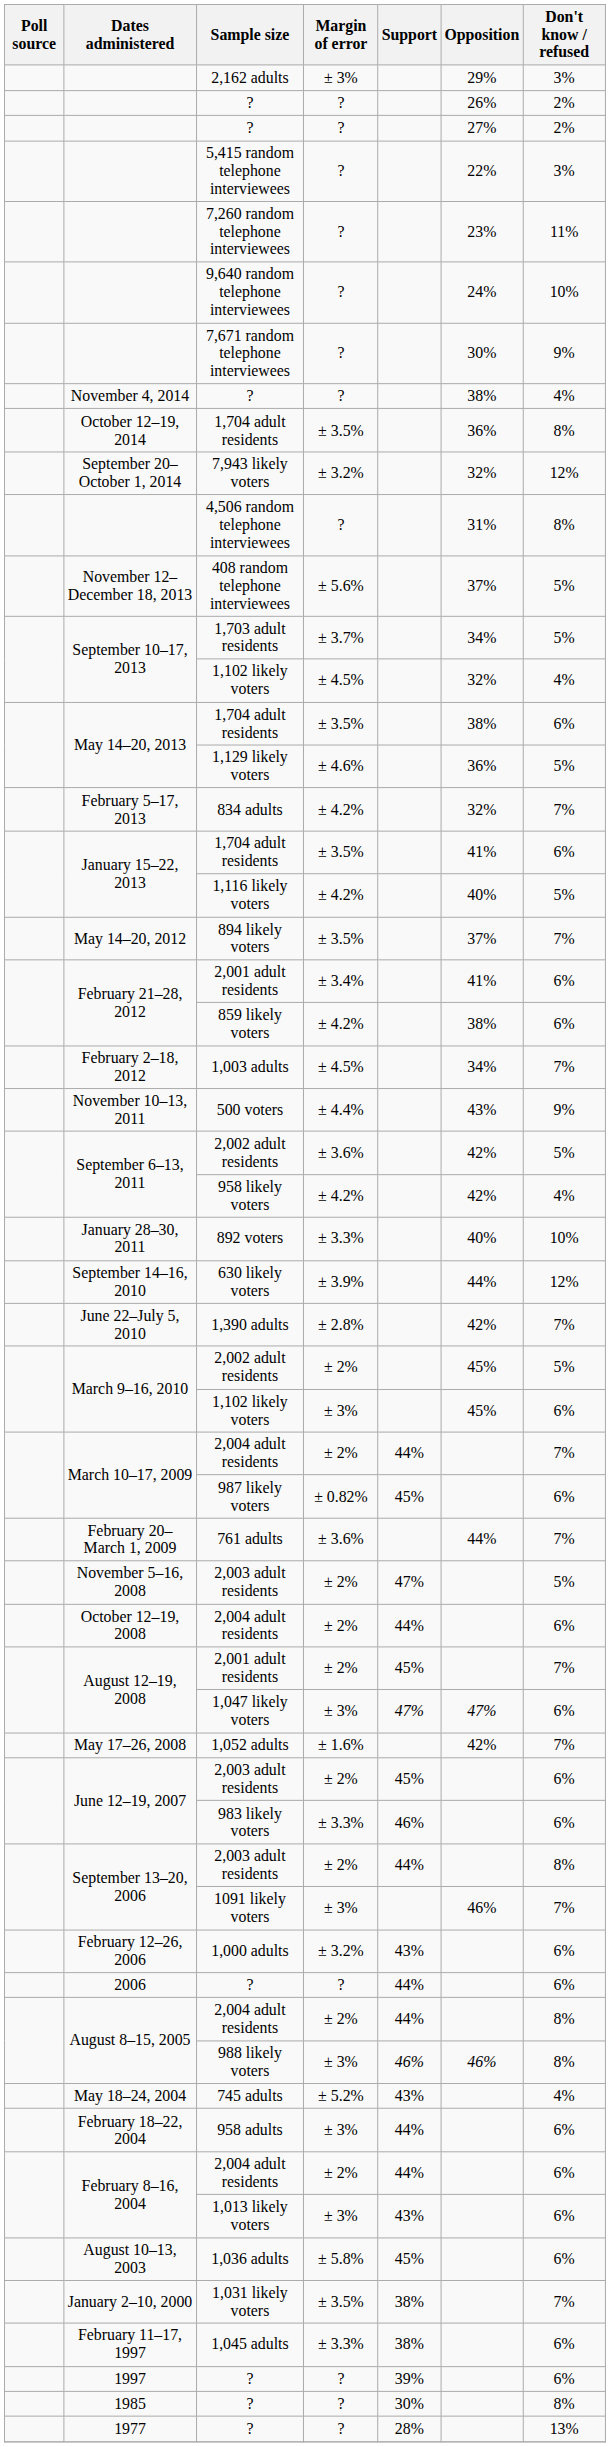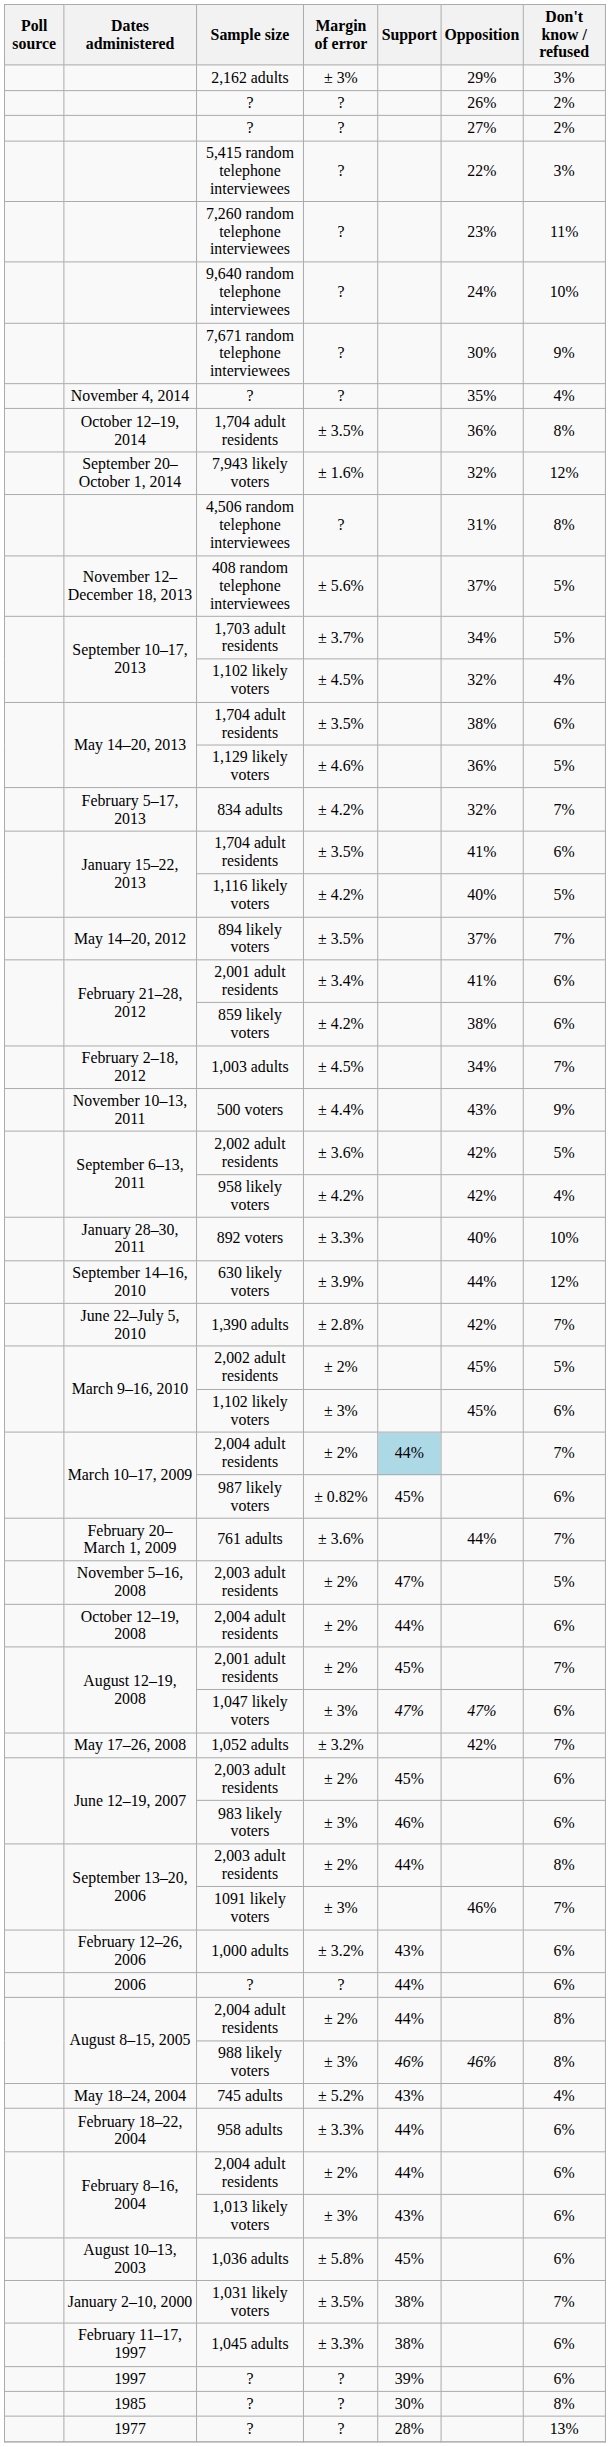(482, 396) 38% -> (482, 396) 35%
(341, 473) ± 3.2% -> (341, 473) ± 1.6%
(409, 1453) no background -> (409, 1453) lightblue background
(341, 1745) ± 1.6% -> (341, 1745) ± 3.2%
(341, 1822) ± 3.3% -> (341, 1822) ± 3%
(341, 2130) ± 3% -> (341, 2130) ± 3.3%
